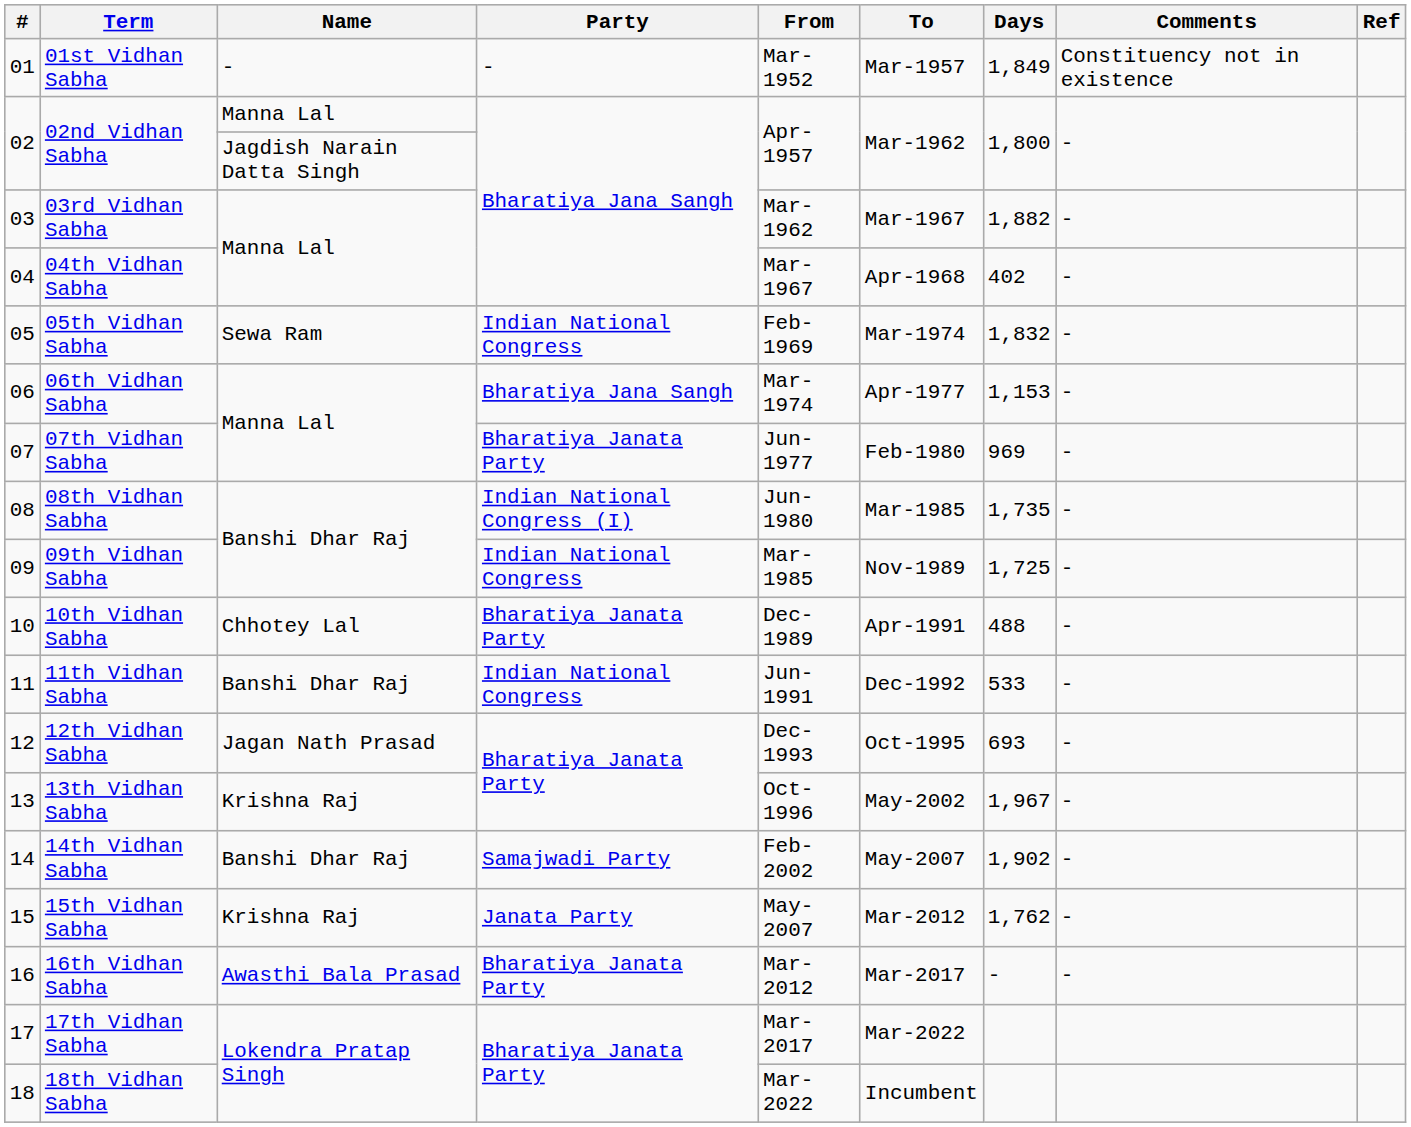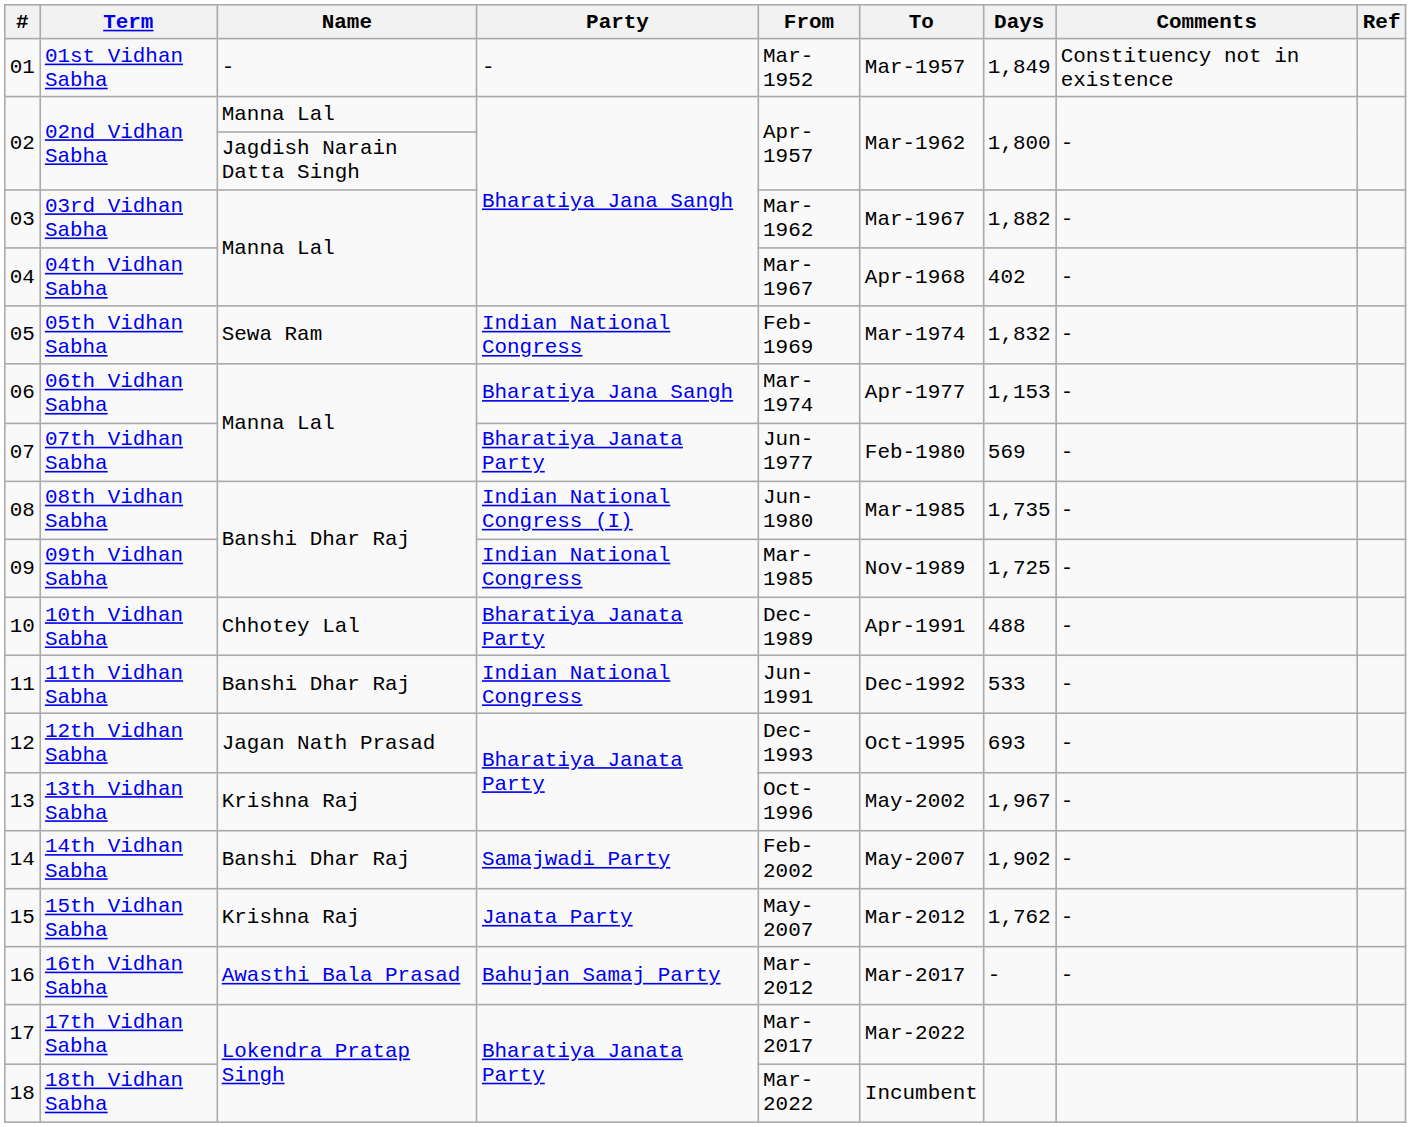(1007, 452) 969 -> (1007, 452) 569
(582, 976) Bharatiya Janata Party -> (601, 976) Bahujan Samaj Party
